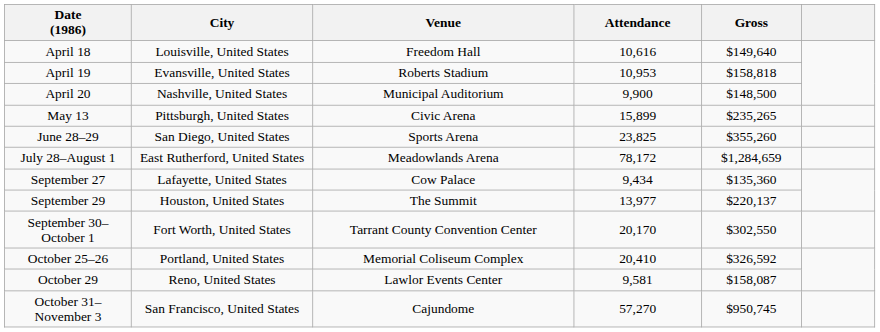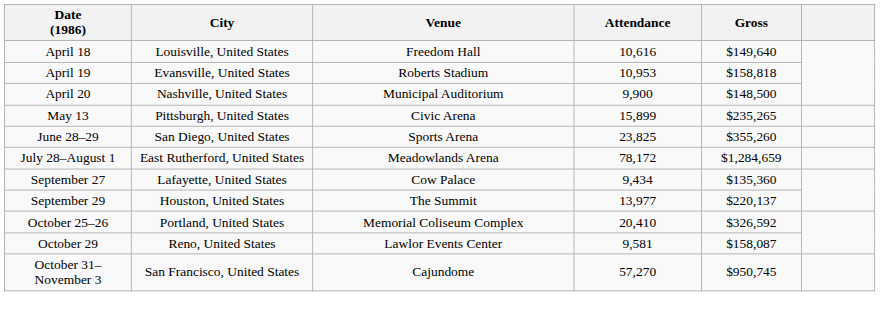- row: (68, 229)
